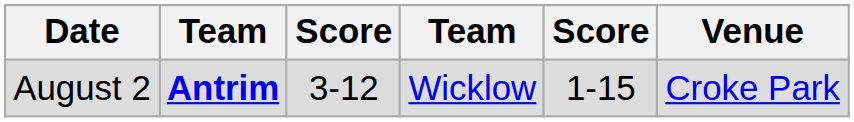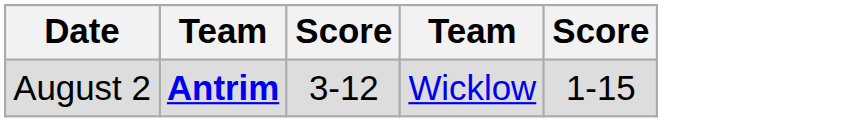- column: (753, 32)
